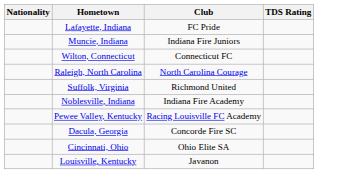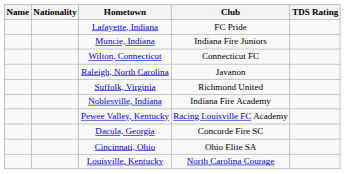+ column: (18, 12)
(204, 72) North Carolina Courage -> (231, 72) Javanon
(204, 161) Javanon -> (231, 161) North Carolina Courage
